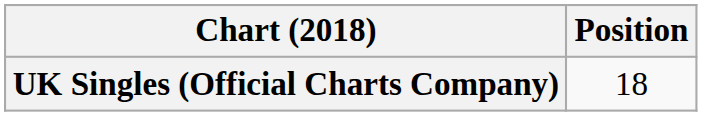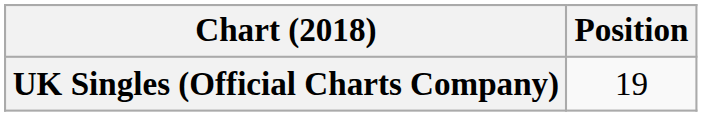(631, 83) 18 -> (631, 83) 19
